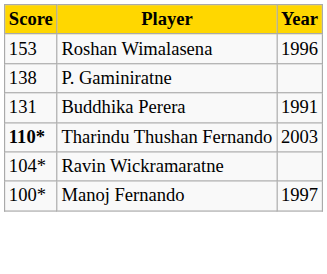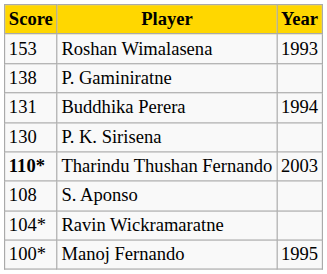(300, 48) 1996 -> (300, 48) 1993
(300, 107) 1991 -> (300, 107) 1994
+ row: (111, 136)
+ row: (100, 195)
(300, 195) 1997 -> (300, 254) 1995
